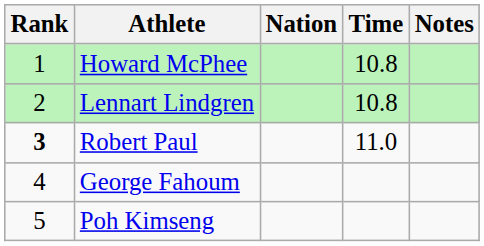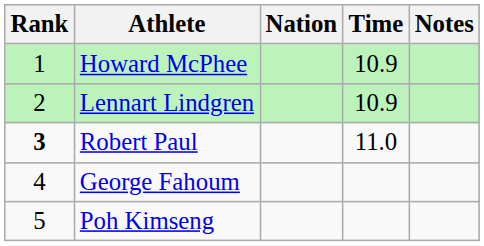(376, 63) 10.8 -> (376, 63) 10.9
(376, 102) 10.8 -> (376, 102) 10.9
